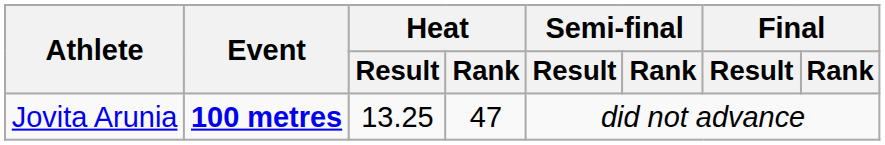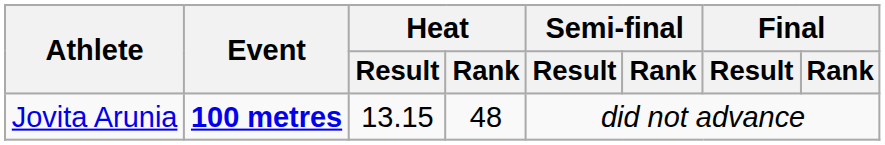(397, 117) 13.25 -> (397, 117) 13.15
(486, 117) 47 -> (486, 117) 48
